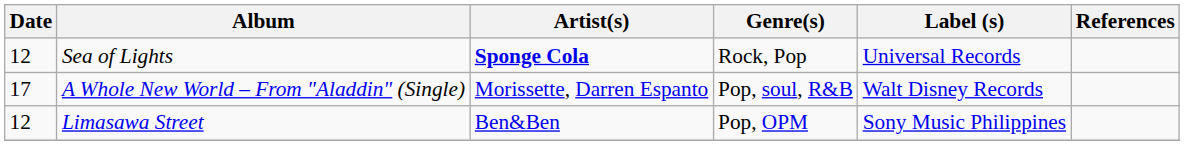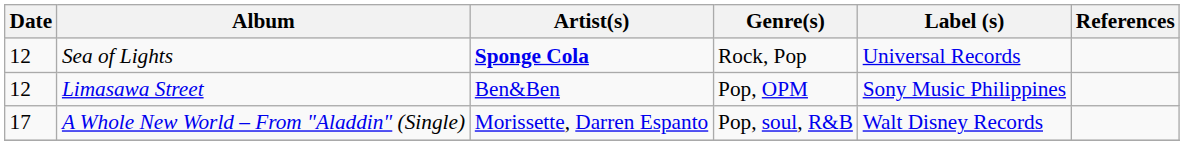rows swapped: (133, 122) <-> (263, 88)
